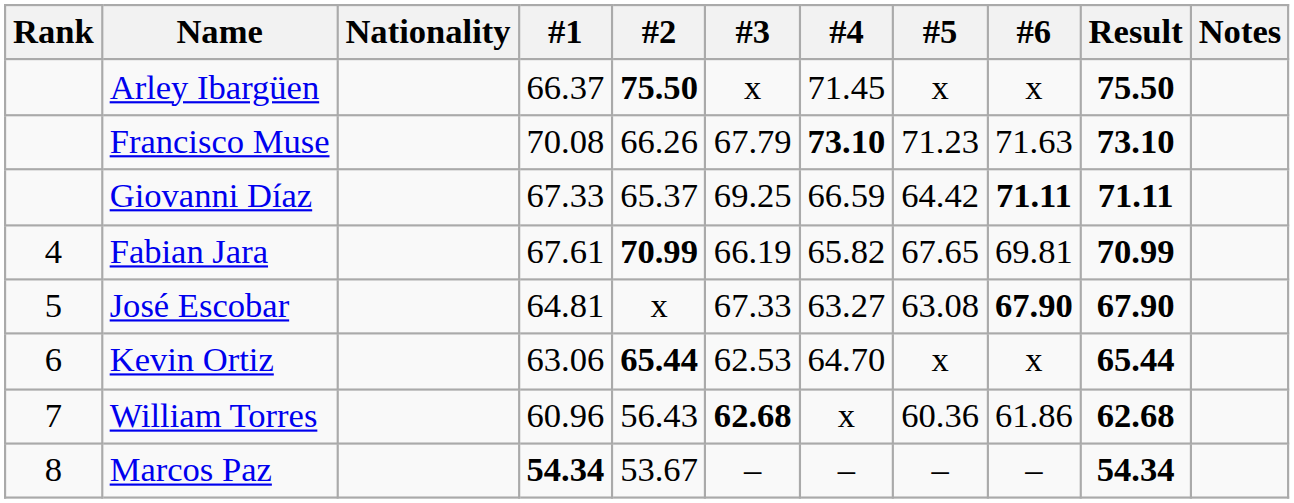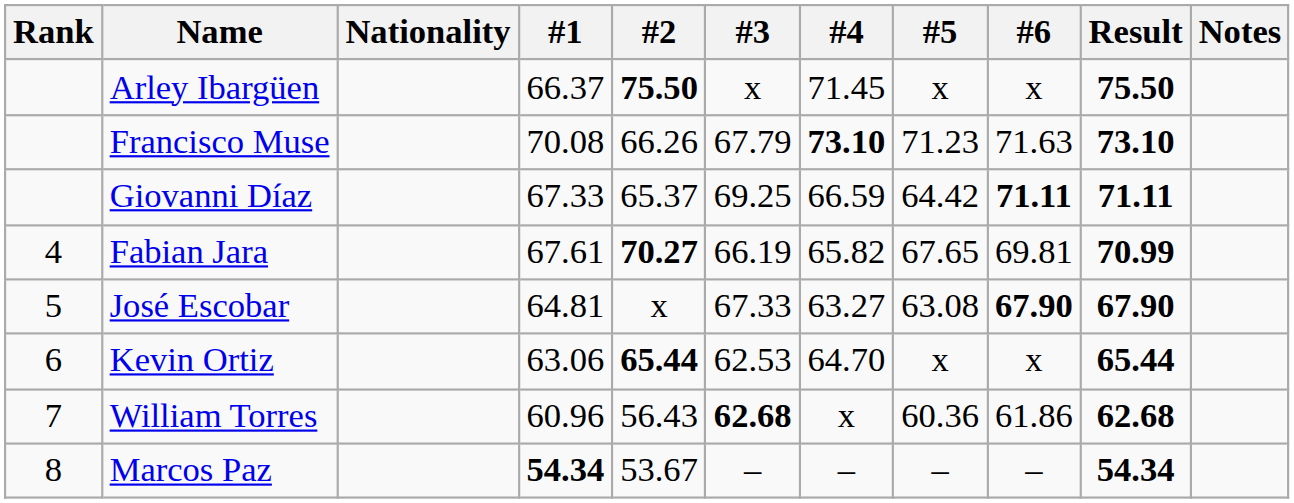(659, 251) 70.99 -> (659, 251) 70.27
